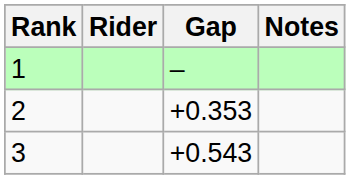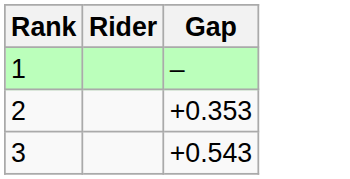- column: (302, 26)
